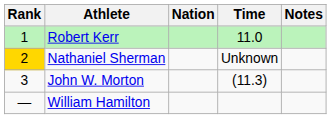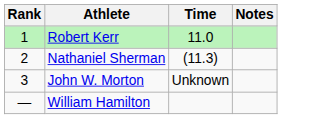- column: (193, 15)
(24, 59) gold background -> (24, 59) no background
(250, 59) Unknown -> (200, 59) (11.3)
(250, 80) (11.3) -> (200, 80) Unknown
